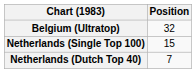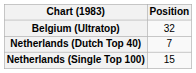rows swapped: (76, 60) <-> (76, 44)
